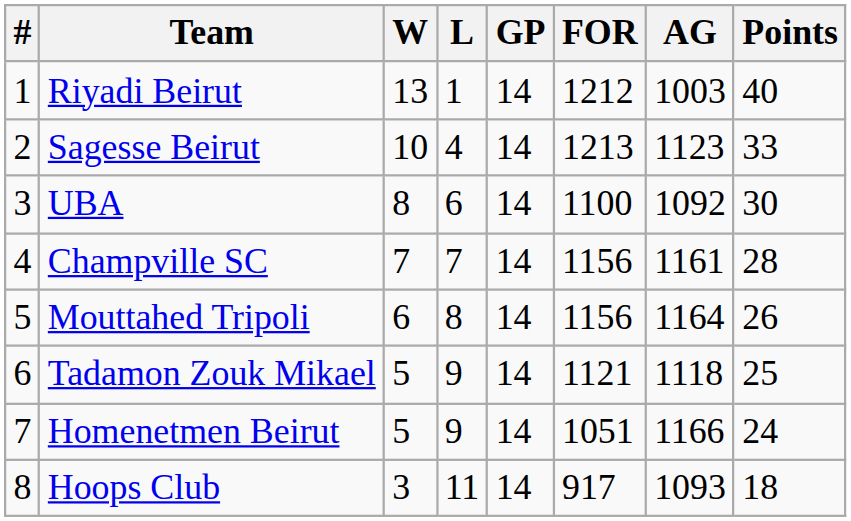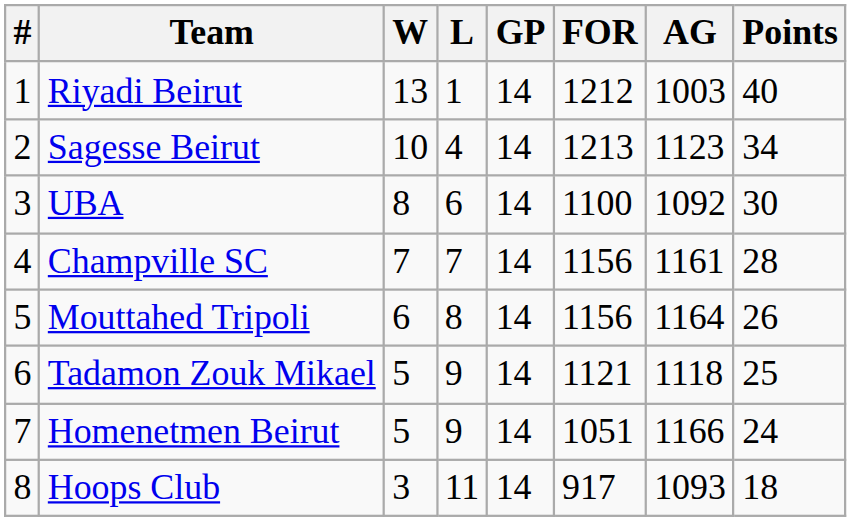(760, 146) 33 -> (760, 146) 34
